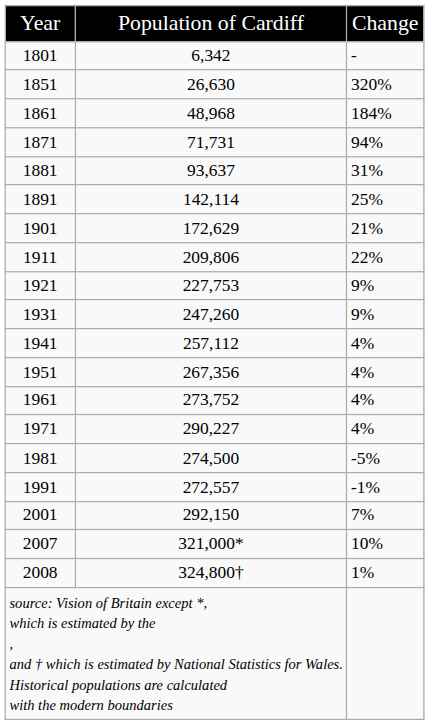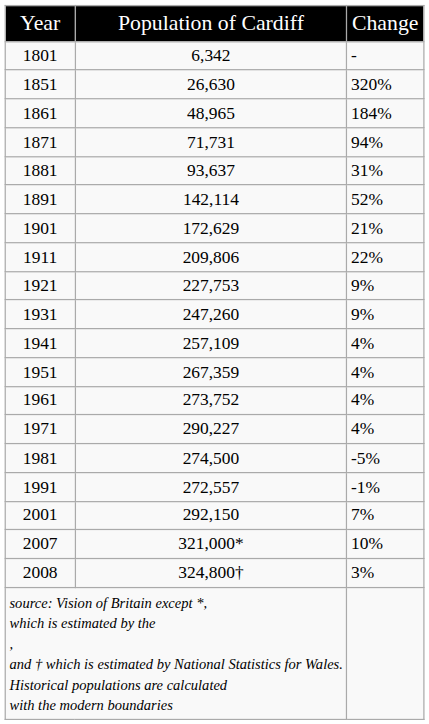(211, 113) 48,968 -> (211, 113) 48,965
(367, 199) 25% -> (367, 199) 52%
(211, 342) 257,112 -> (211, 342) 257,109
(211, 371) 267,356 -> (211, 371) 267,359
(363, 572) 1% -> (363, 572) 3%
